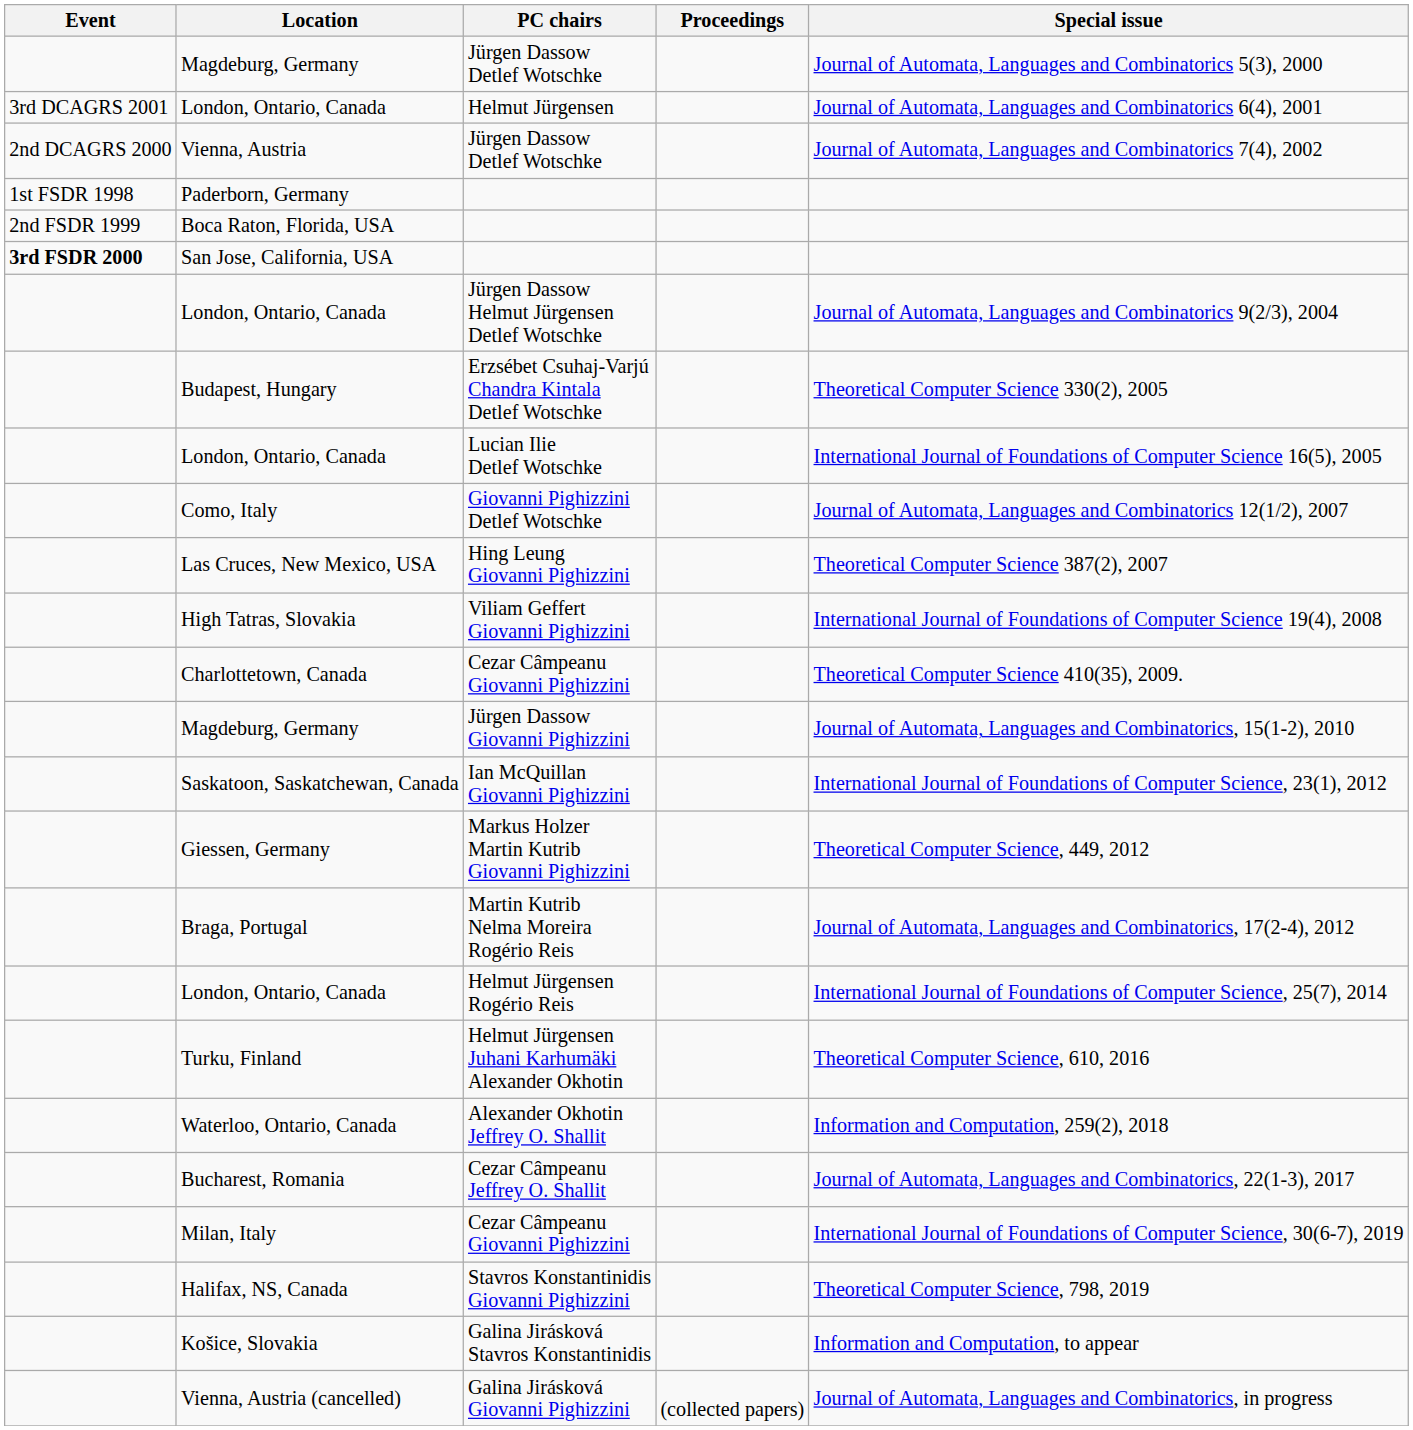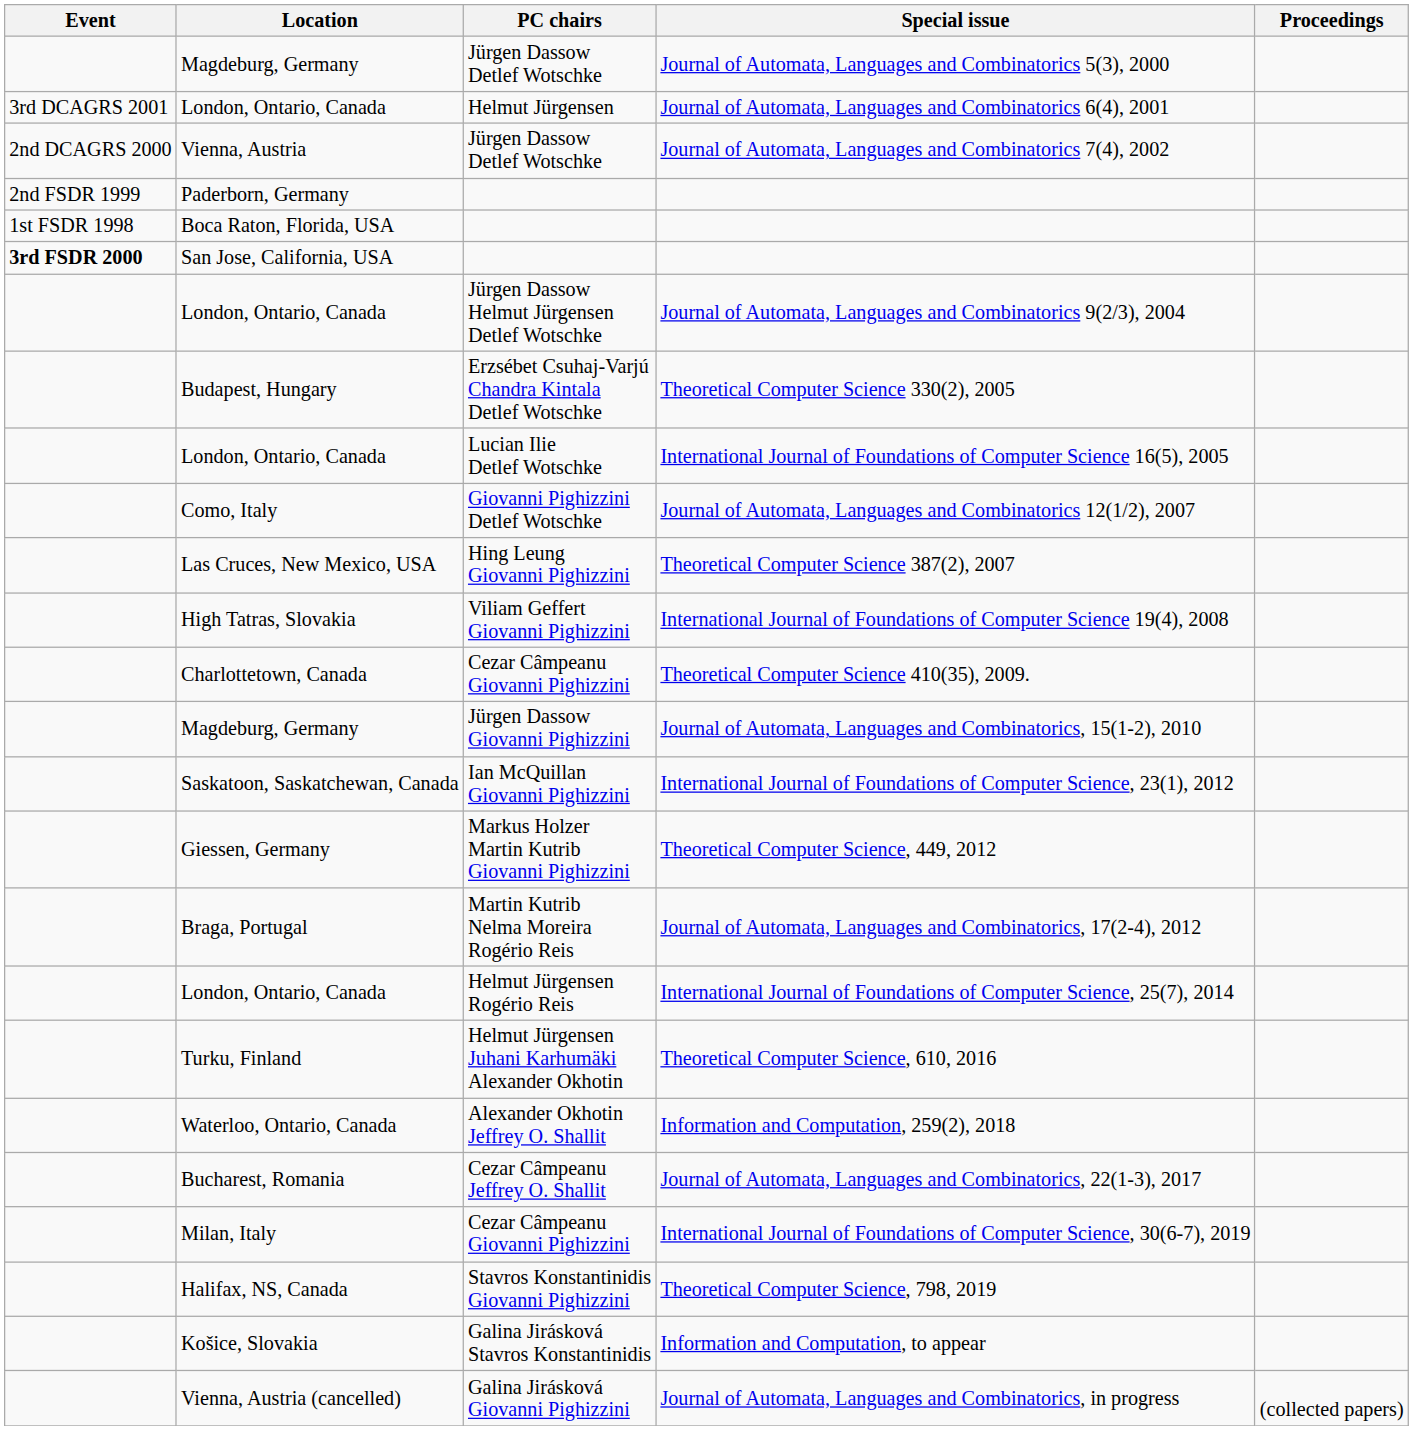columns swapped: (732, 20) <-> (1109, 20)
(71, 193) 1st FSDR 1998 -> (75, 193) 2nd FSDR 1999
(75, 225) 2nd FSDR 1999 -> (71, 225) 1st FSDR 1998
